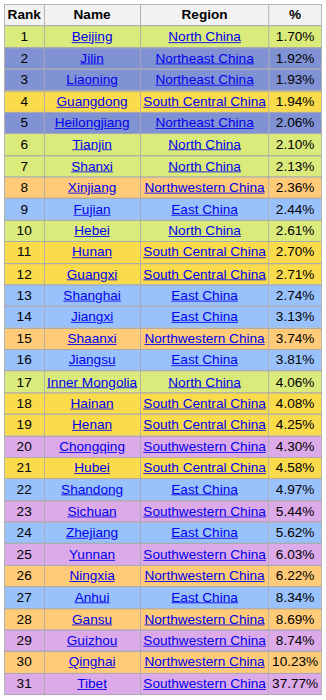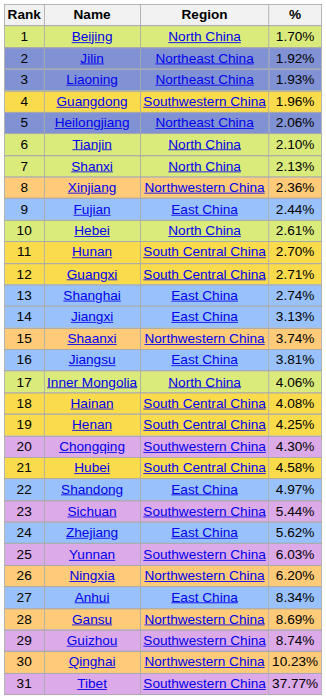(205, 101) South Central China -> (205, 101) Southwestern China
(295, 101) 1.94% -> (295, 101) 1.96%
(295, 576) 6.22% -> (295, 576) 6.20%
